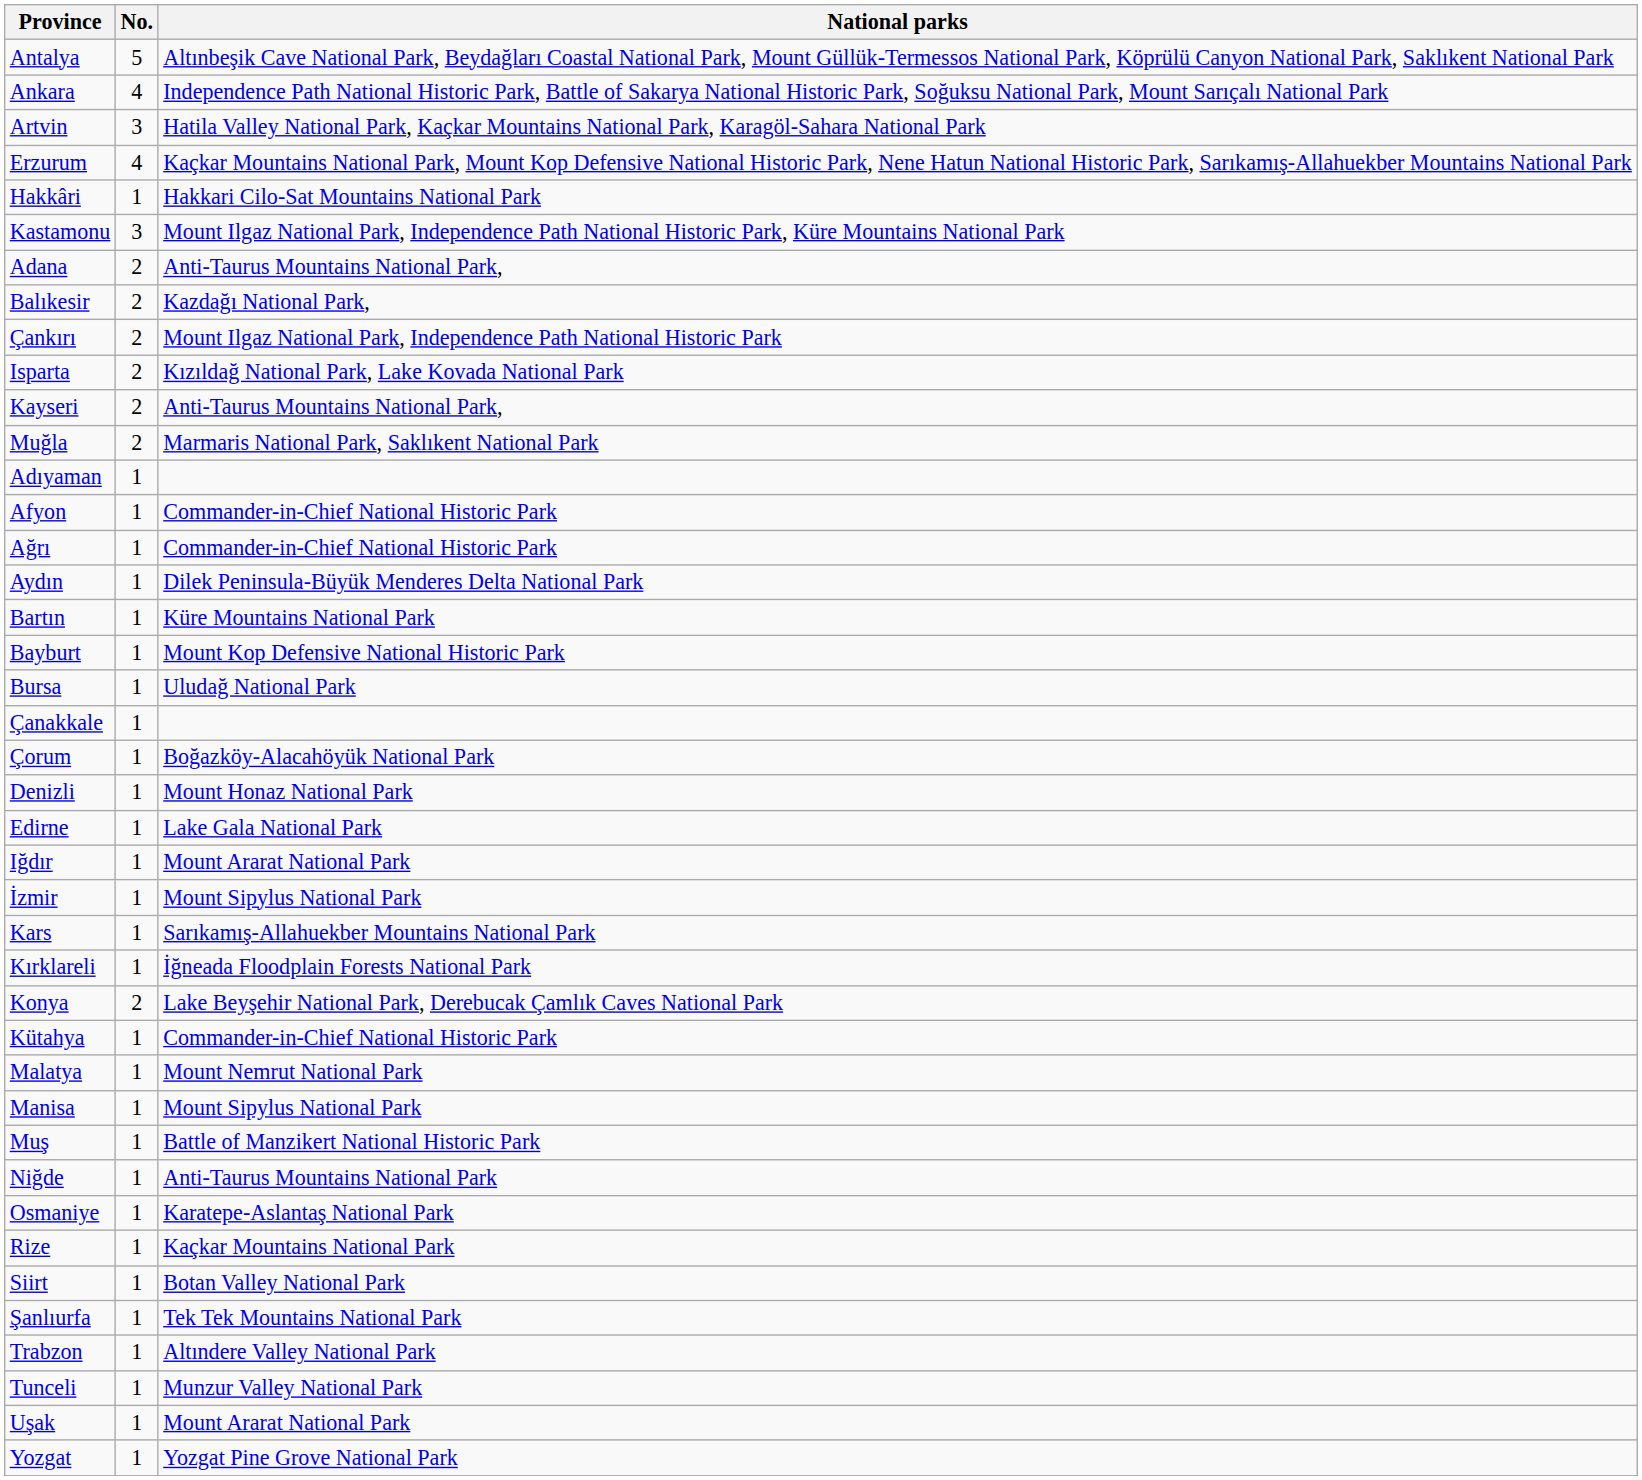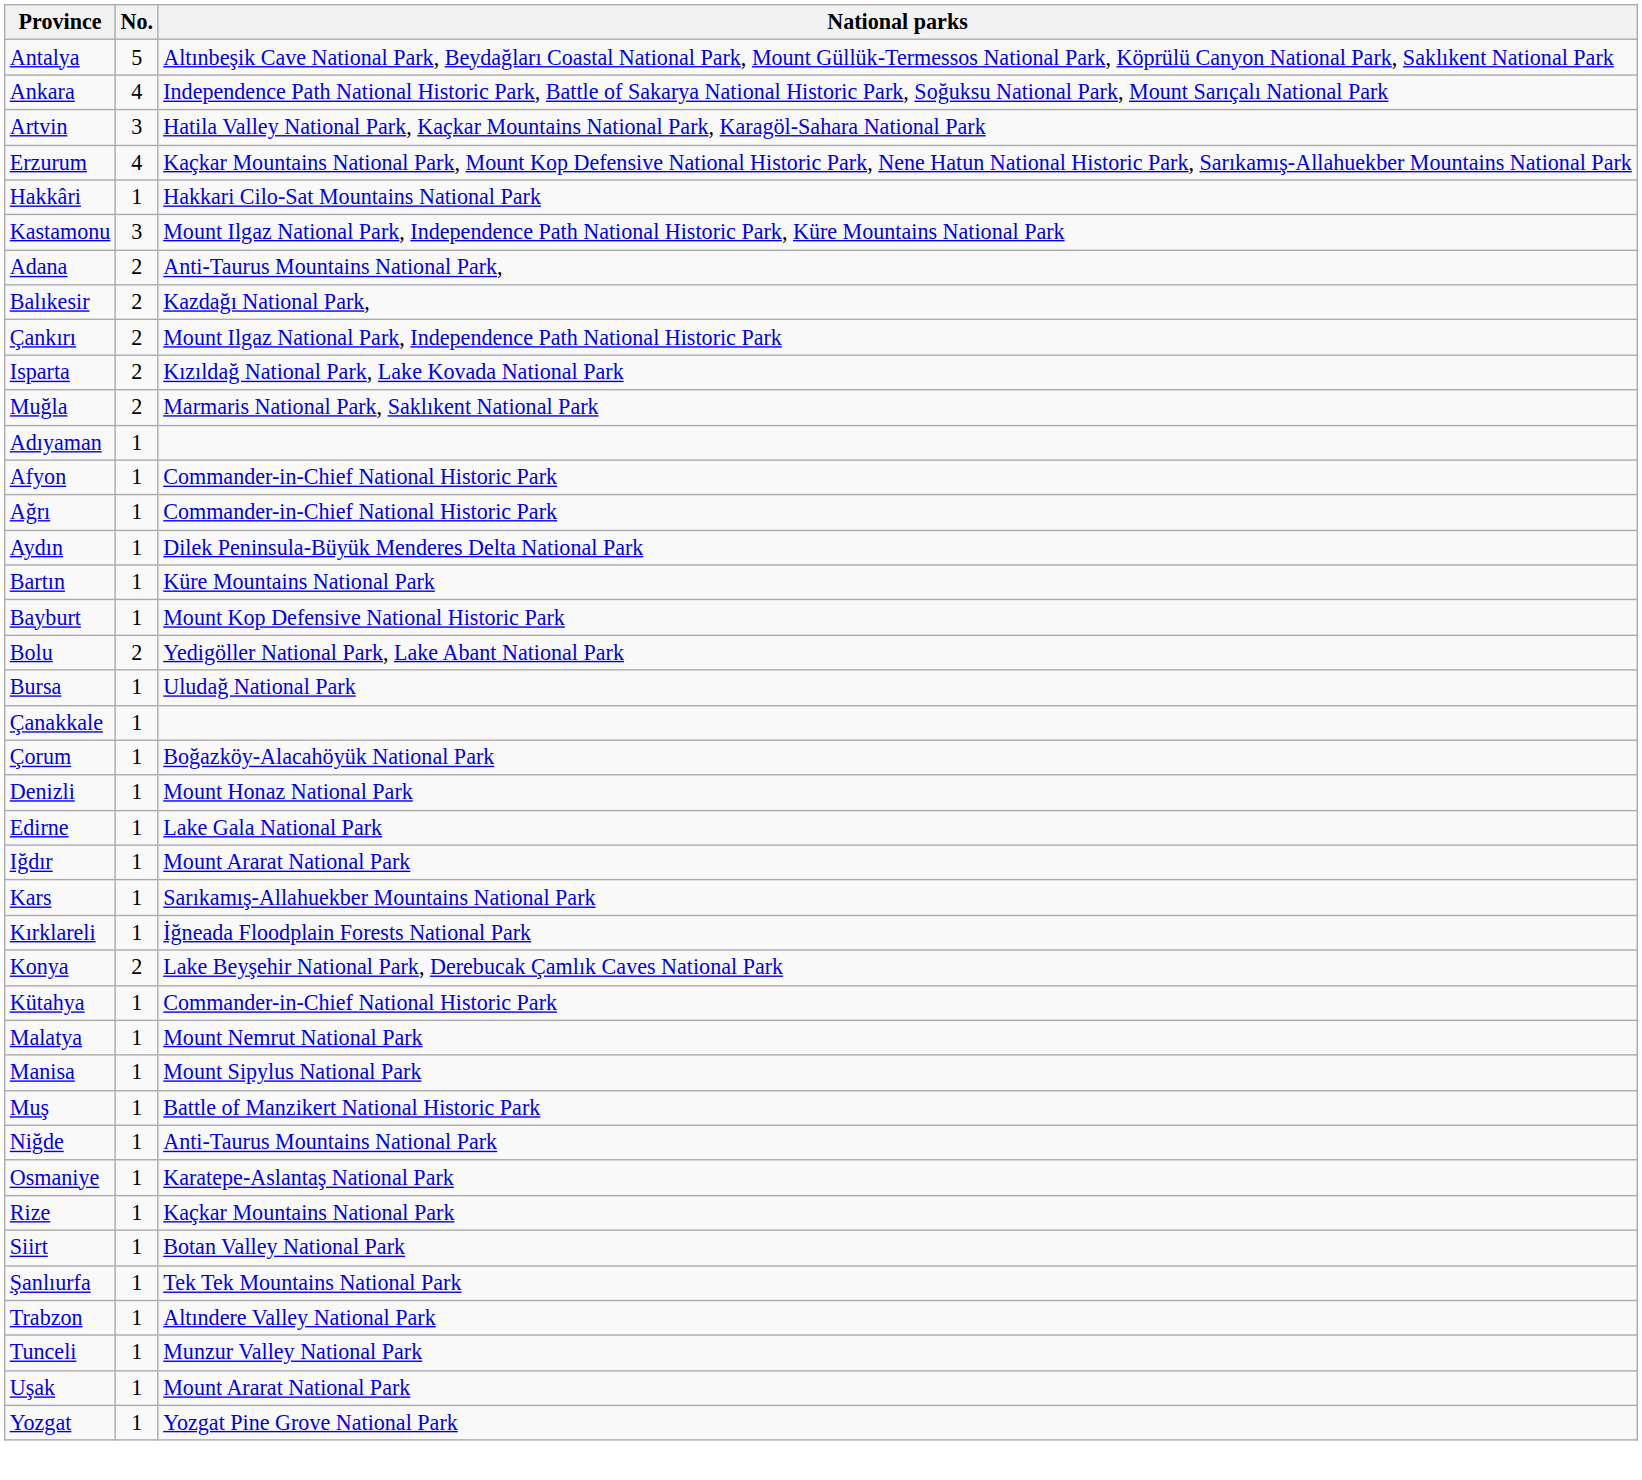- row: (44, 407)
+ row: (31, 652)
- row: (34, 897)
